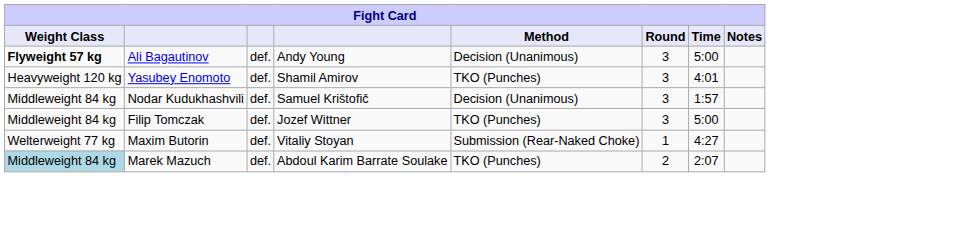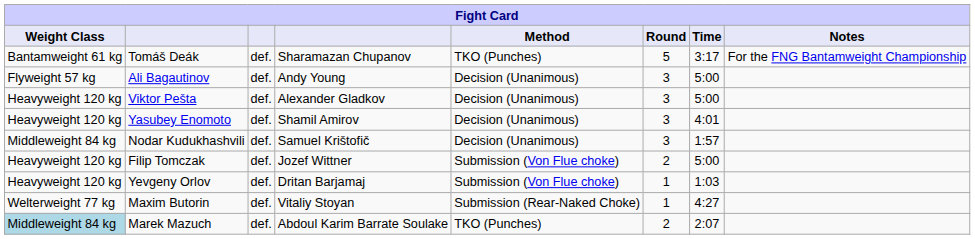+ row: (164, 56)
(55, 56) bold -> (52, 77) normal
+ row: (162, 98)
(497, 77) TKO (Punches) -> (517, 119) Decision (Unanimous)
(62, 119) Middleweight 84 kg -> (65, 161) Heavyweight 120 kg
(497, 119) TKO (Punches) -> (537, 161) Submission (Von Flue choke)
(665, 119) 3 -> (666, 161) 2
+ row: (169, 182)
